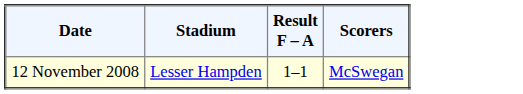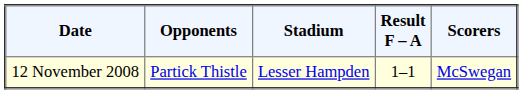+ column: (198, 31)
